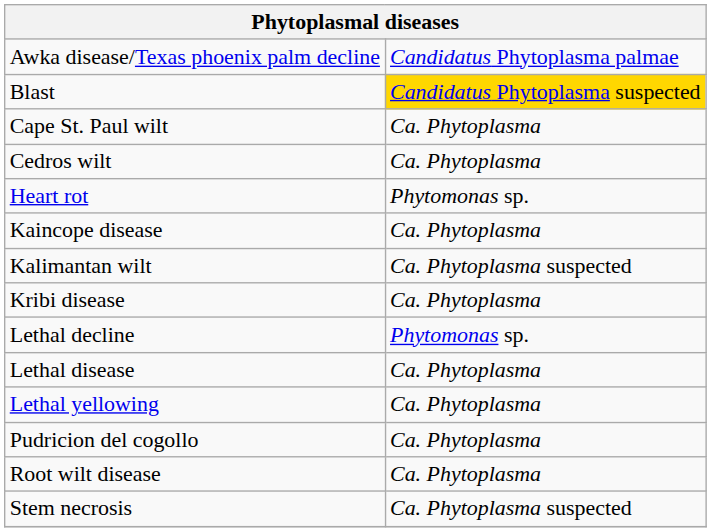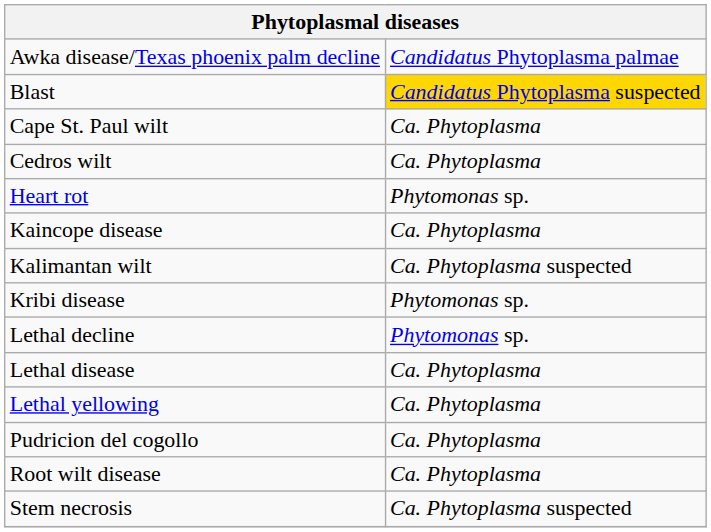(466, 299) Ca. Phytoplasma -> (459, 299) Phytomonas sp.
